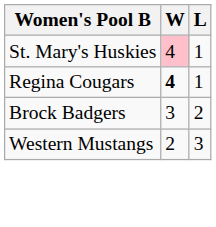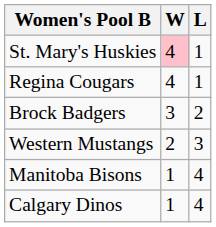(170, 81) bold -> (170, 81) normal
+ row: (76, 174)
+ row: (66, 205)
